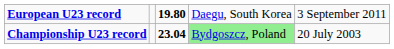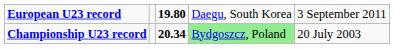(172, 33) 23.04 -> (172, 33) 20.34
